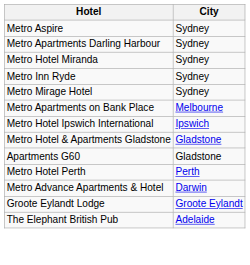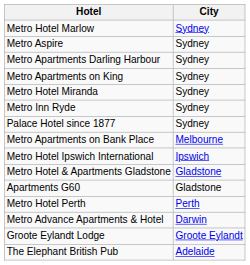+ row: (50, 28)
+ row: (65, 76)
- row: (49, 92)
+ row: (61, 124)
